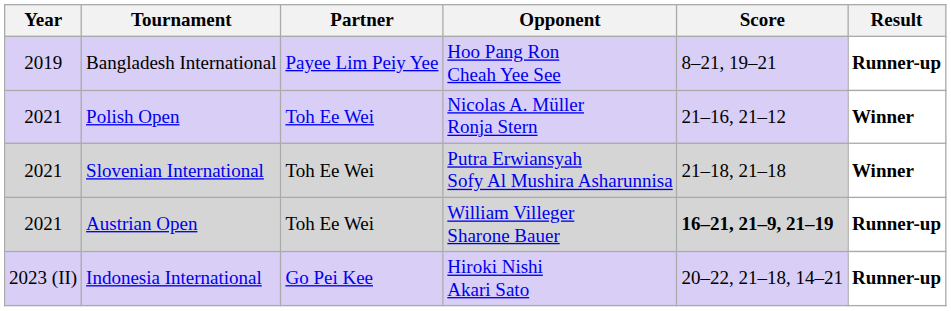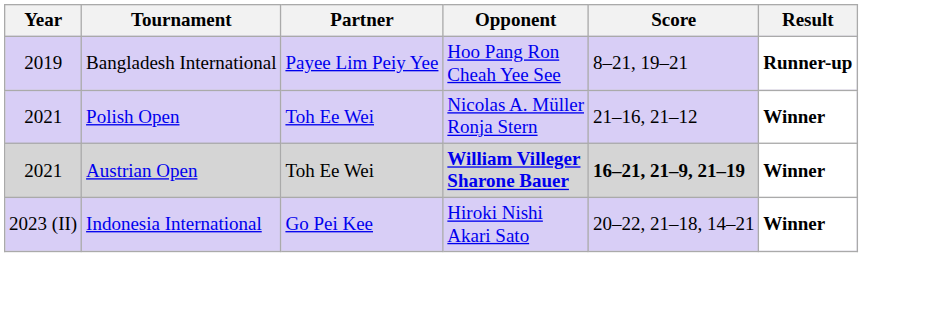- row: (175, 170)
(511, 224) normal -> (514, 170) bold
(896, 224) Runner-up -> (794, 170) Winner
(896, 278) Runner-up -> (794, 224) Winner
